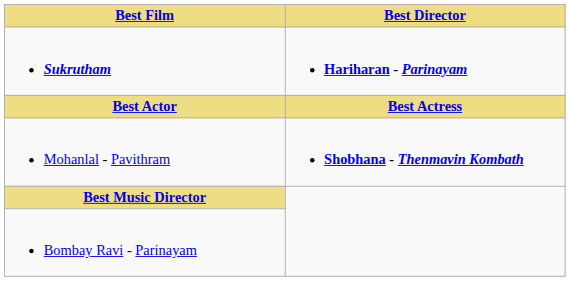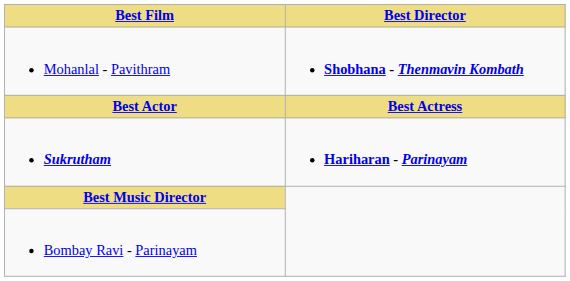rows swapped: (145, 69) <-> (145, 160)
